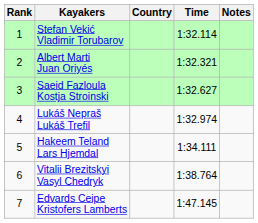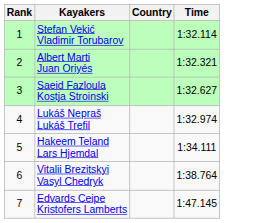- column: (236, 12)
